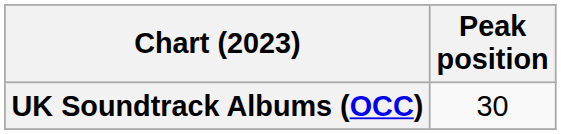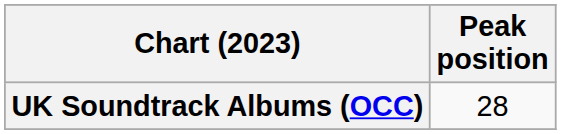(493, 105) 30 -> (493, 105) 28
